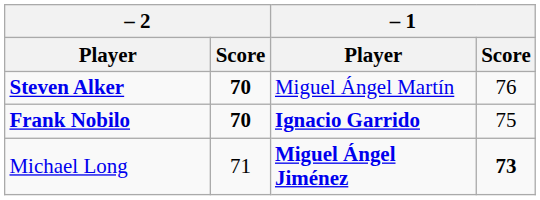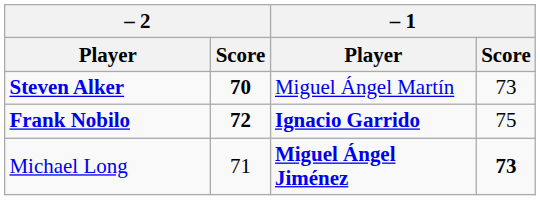(506, 87) 76 -> (506, 87) 73
(240, 120) 70 -> (240, 120) 72
